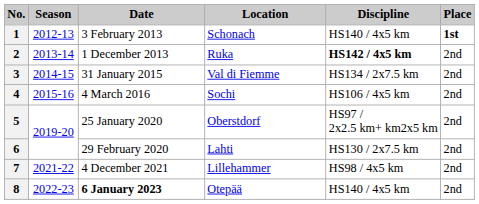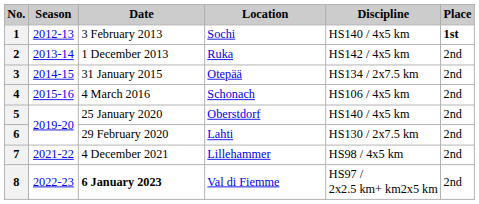(231, 34) Schonach -> (221, 34) Sochi
(370, 54) bold -> (369, 54) normal
(243, 74) Val di Fiemme -> (225, 74) Otepää
(221, 94) Sochi -> (231, 94) Schonach
(383, 121) HS97 / 2x2.5 km+ km2x5 km -> (369, 114) HS140 / 4x5 km
(225, 188) Otepää -> (243, 181) Val di Fiemme
(369, 188) HS140 / 4x5 km -> (383, 181) HS97 / 2x2.5 km+ km2x5 km
